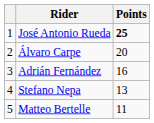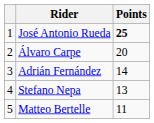(122, 71) 16 -> (122, 71) 14
